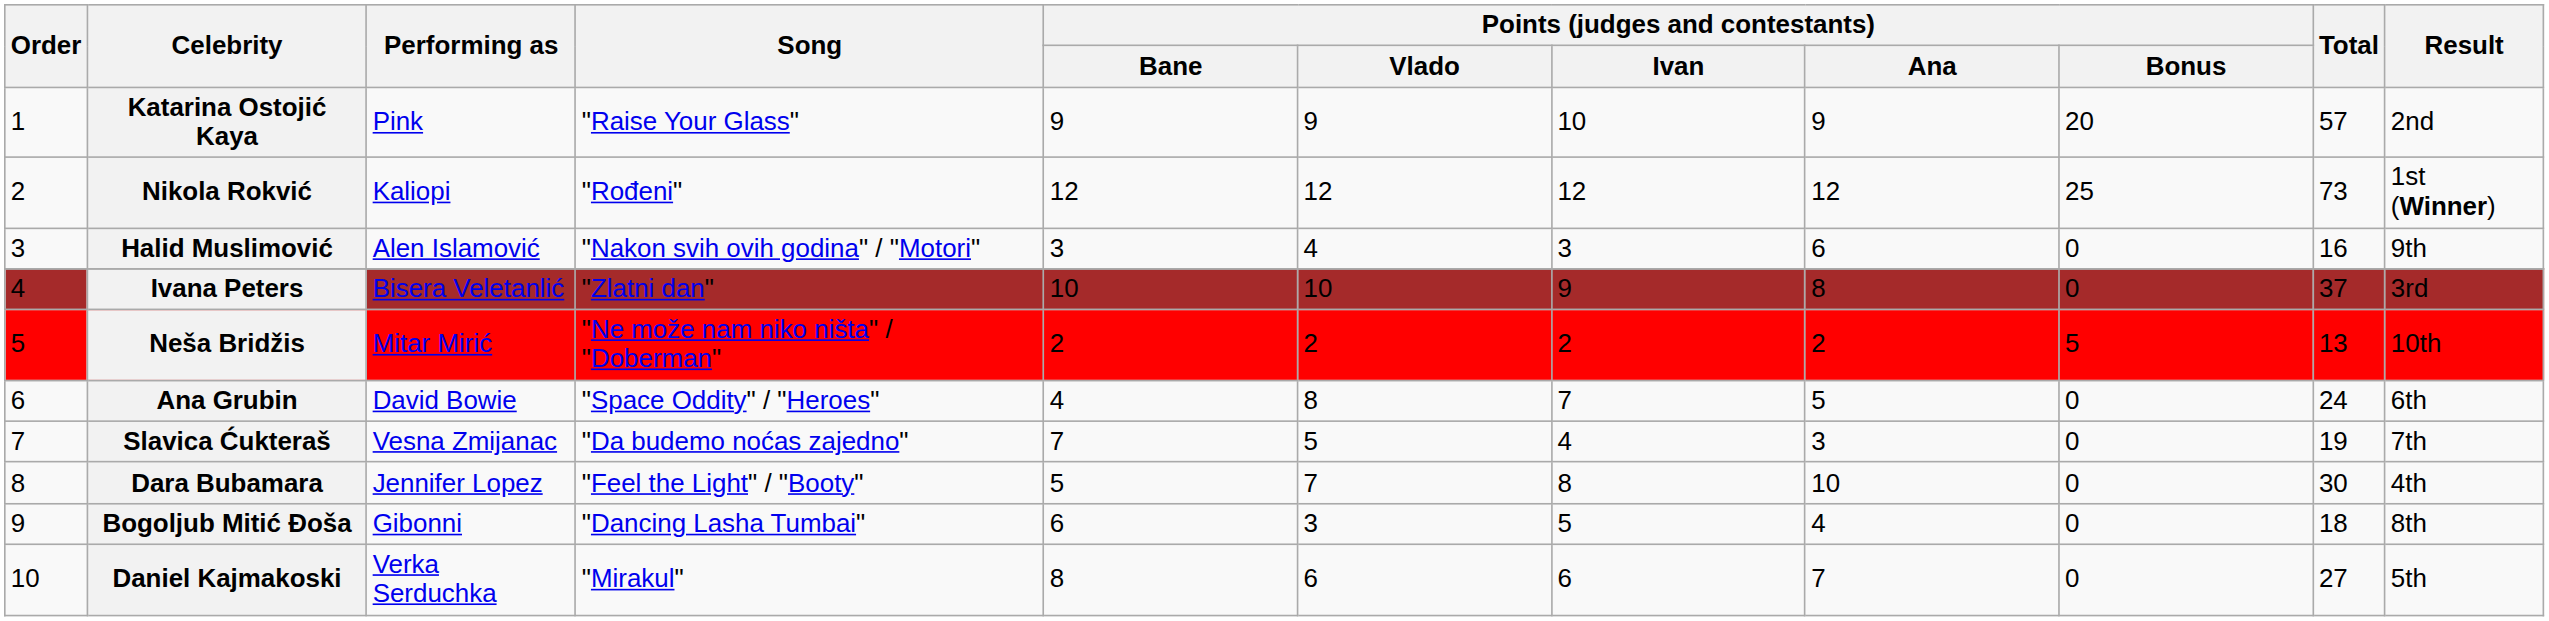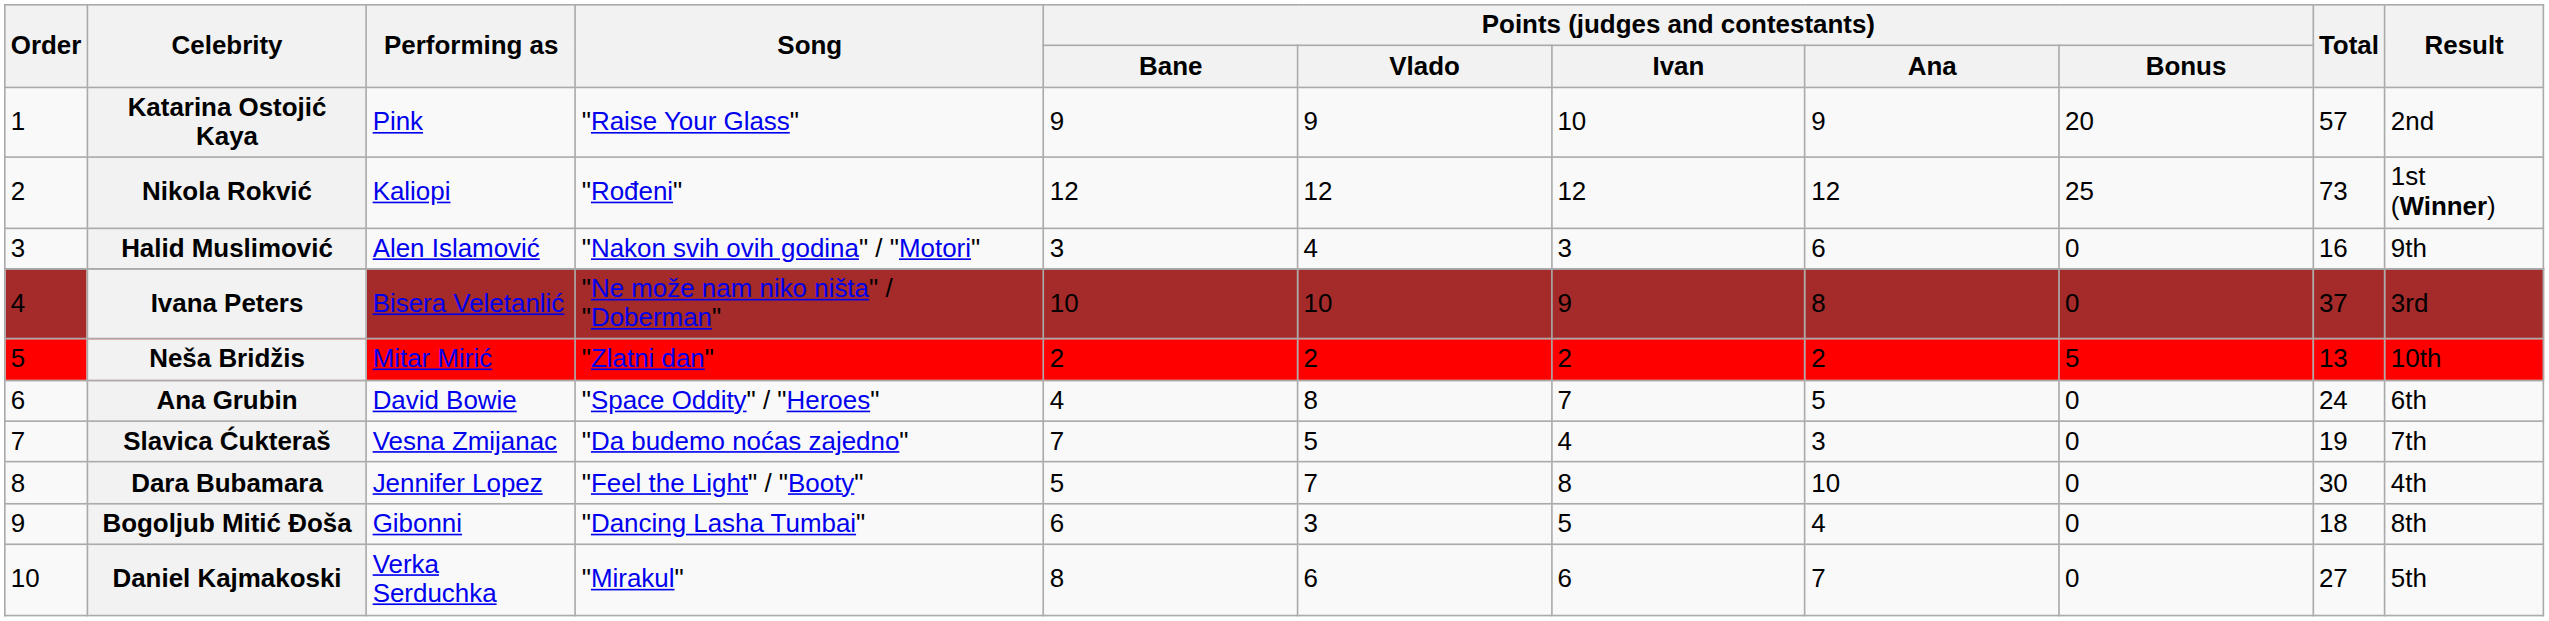(648, 288) "Zlatni dan" -> (737, 303) "Ne može nam niko ništa" / "Doberman"
(737, 344) "Ne može nam niko ništa" / "Doberman" -> (648, 359) "Zlatni dan"
